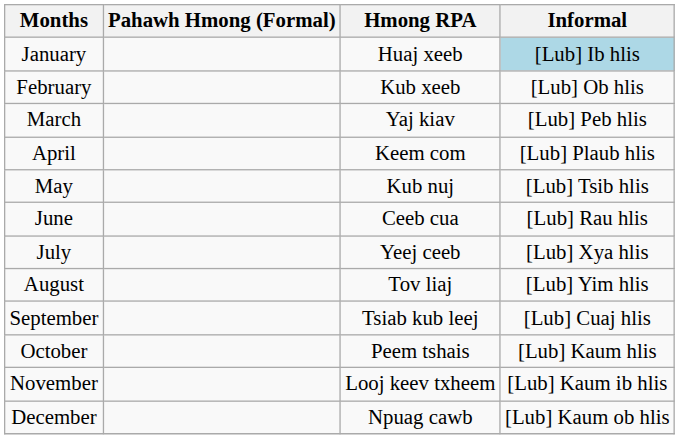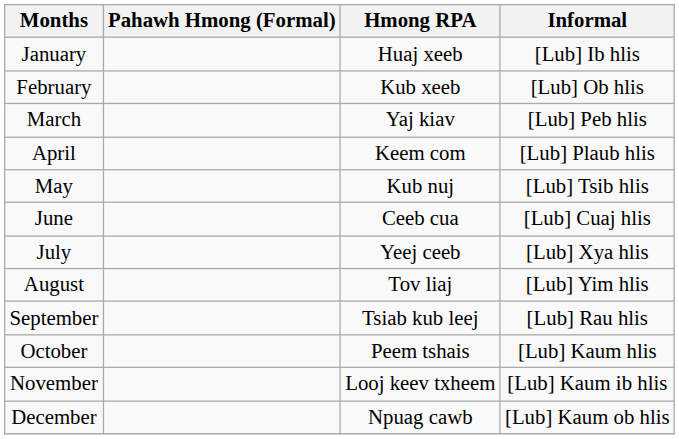(587, 53) lightblue background -> (587, 53) no background
(587, 218) [Lub] Rau hlis -> (587, 218) [Lub] Cuaj hlis
(587, 317) [Lub] Cuaj hlis -> (587, 317) [Lub] Rau hlis
